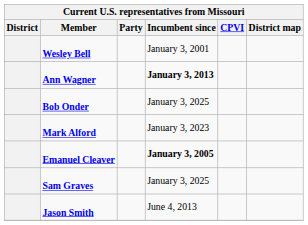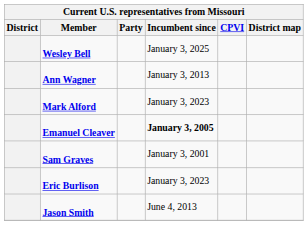(178, 48) January 3, 2001 -> (178, 48) January 3, 2025
(180, 75) bold -> (178, 75) normal
- row: (66, 107)
(178, 180) January 3, 2025 -> (178, 154) January 3, 2001
+ row: (71, 186)
